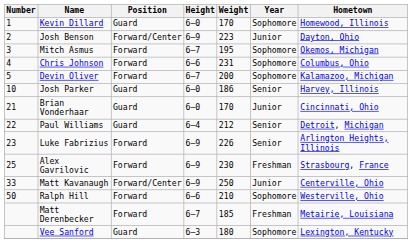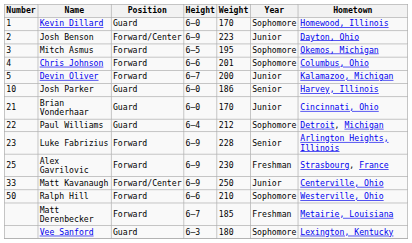(193, 51) 6–7 -> (193, 51) 6–5
(226, 64) 231 -> (226, 64) 201
(274, 77) Sophomore -> (267, 77) Junior
(267, 126) Senior -> (274, 126) Sophomore
(226, 144) 226 -> (226, 144) 228
